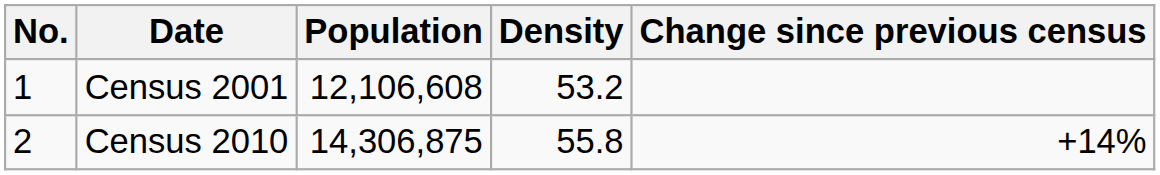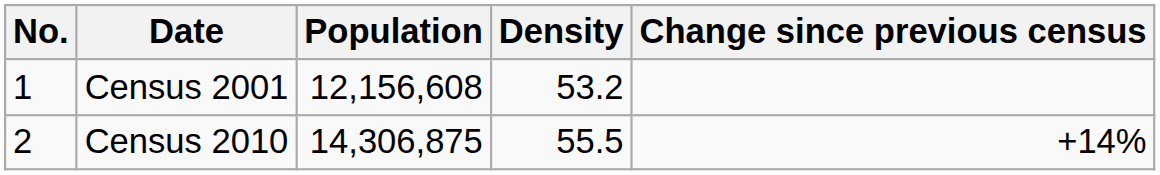(396, 86) 12,106,608 -> (396, 86) 12,156,608
(590, 141) 55.8 -> (590, 141) 55.5
